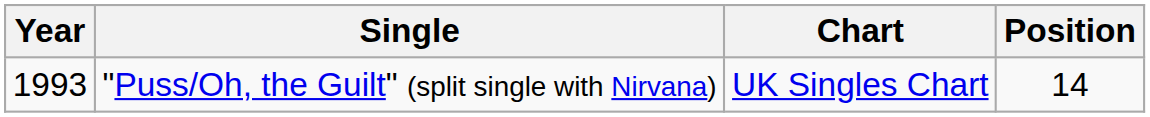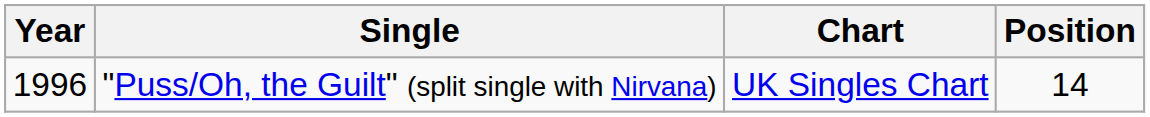(50, 84) 1993 -> (50, 84) 1996
